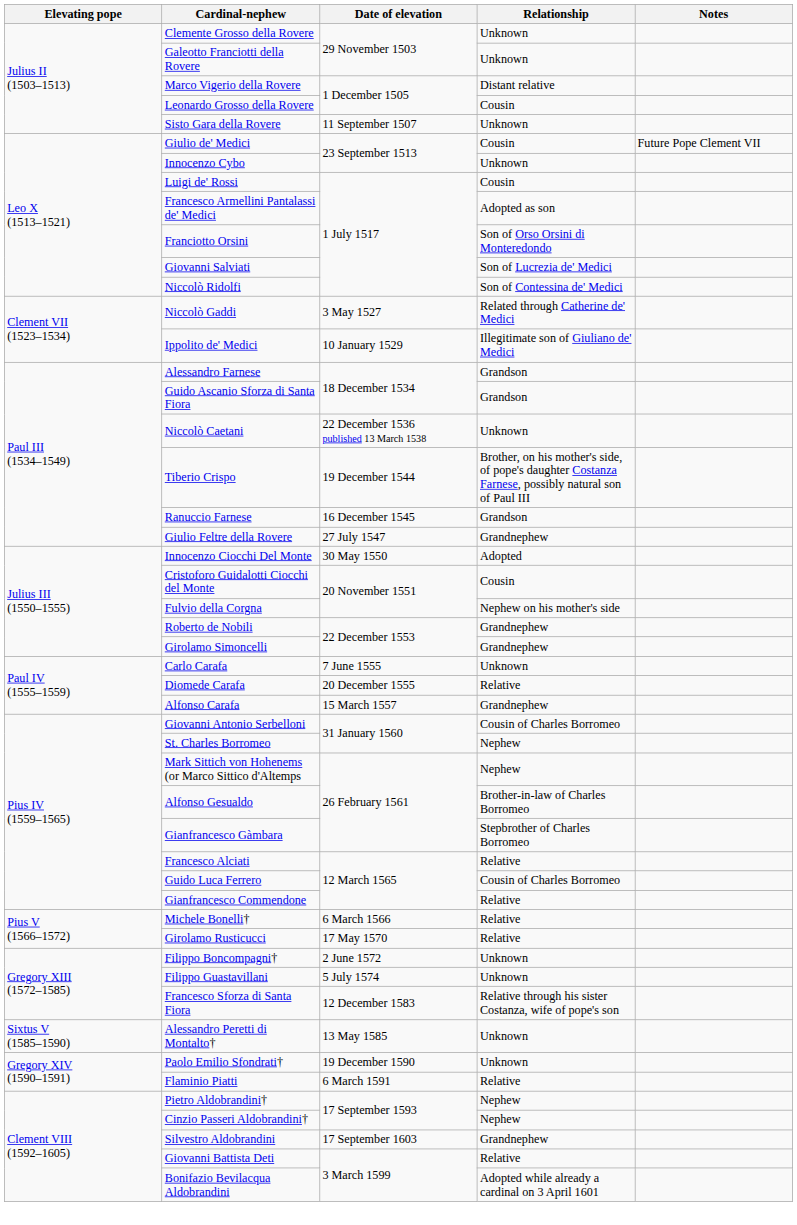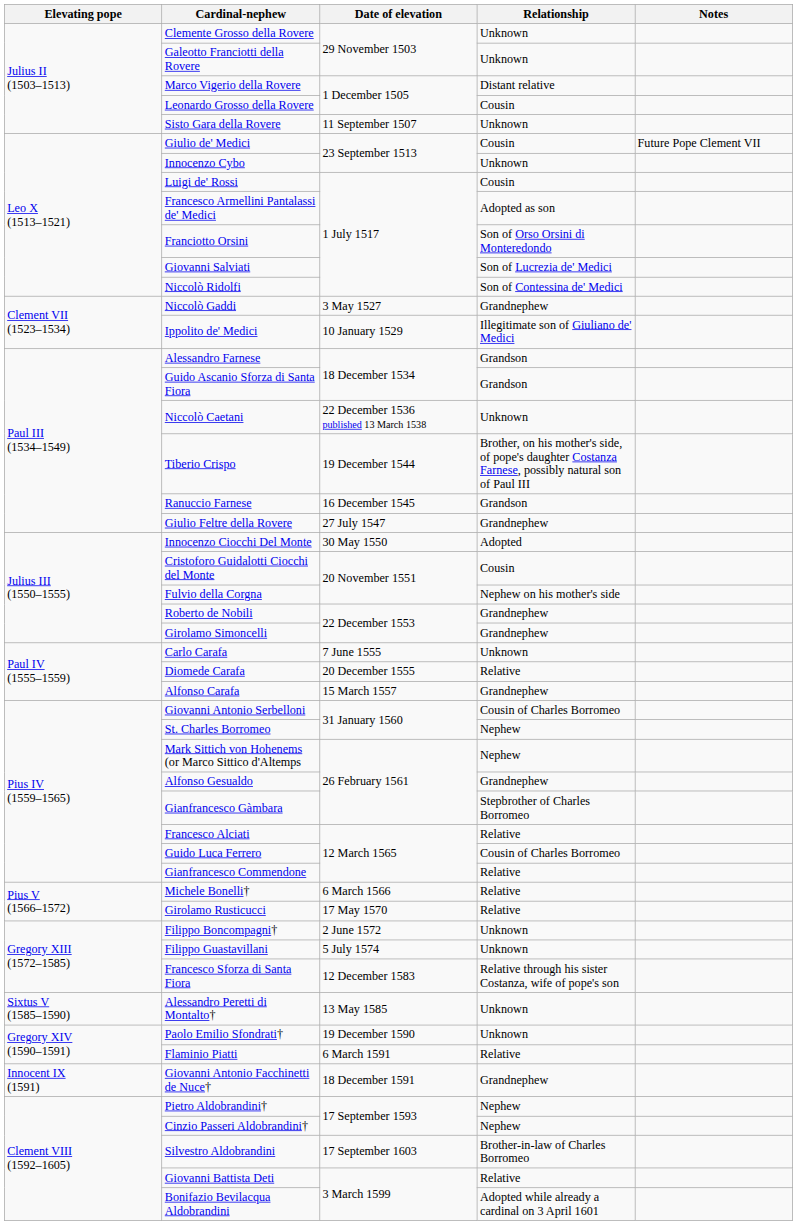(553, 312) Related through Catherine de' Medici -> (514, 305) Grandnephew
(543, 802) Brother-in-law of Charles Borromeo -> (514, 781) Grandnephew
+ row: (237, 1080)
(514, 1139) Grandnephew -> (543, 1151) Brother-in-law of Charles Borromeo
